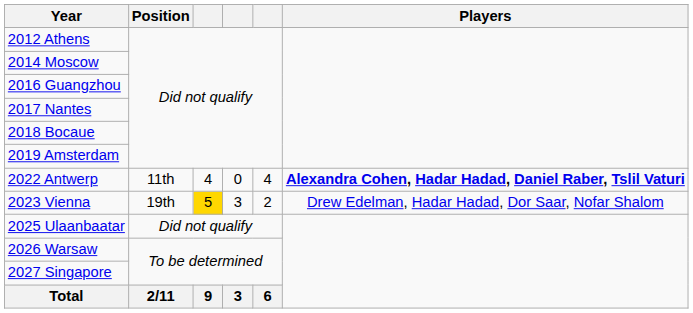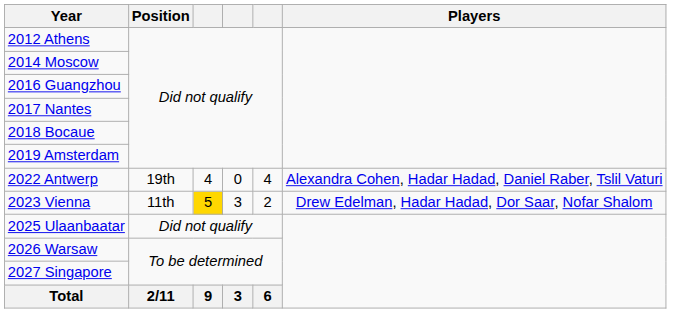(161, 179) 11th -> (161, 179) 19th
(485, 179) bold -> (474, 179) normal
(161, 202) 19th -> (161, 202) 11th
